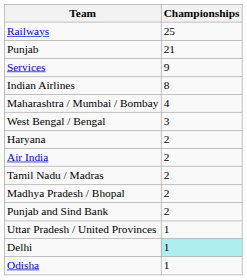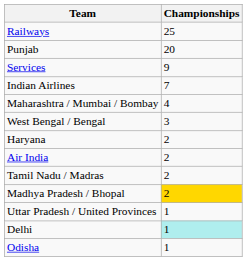(169, 49) 21 -> (169, 49) 20
(166, 85) 8 -> (166, 85) 7
(166, 193) no background -> (166, 193) gold background
- row: (58, 211)
